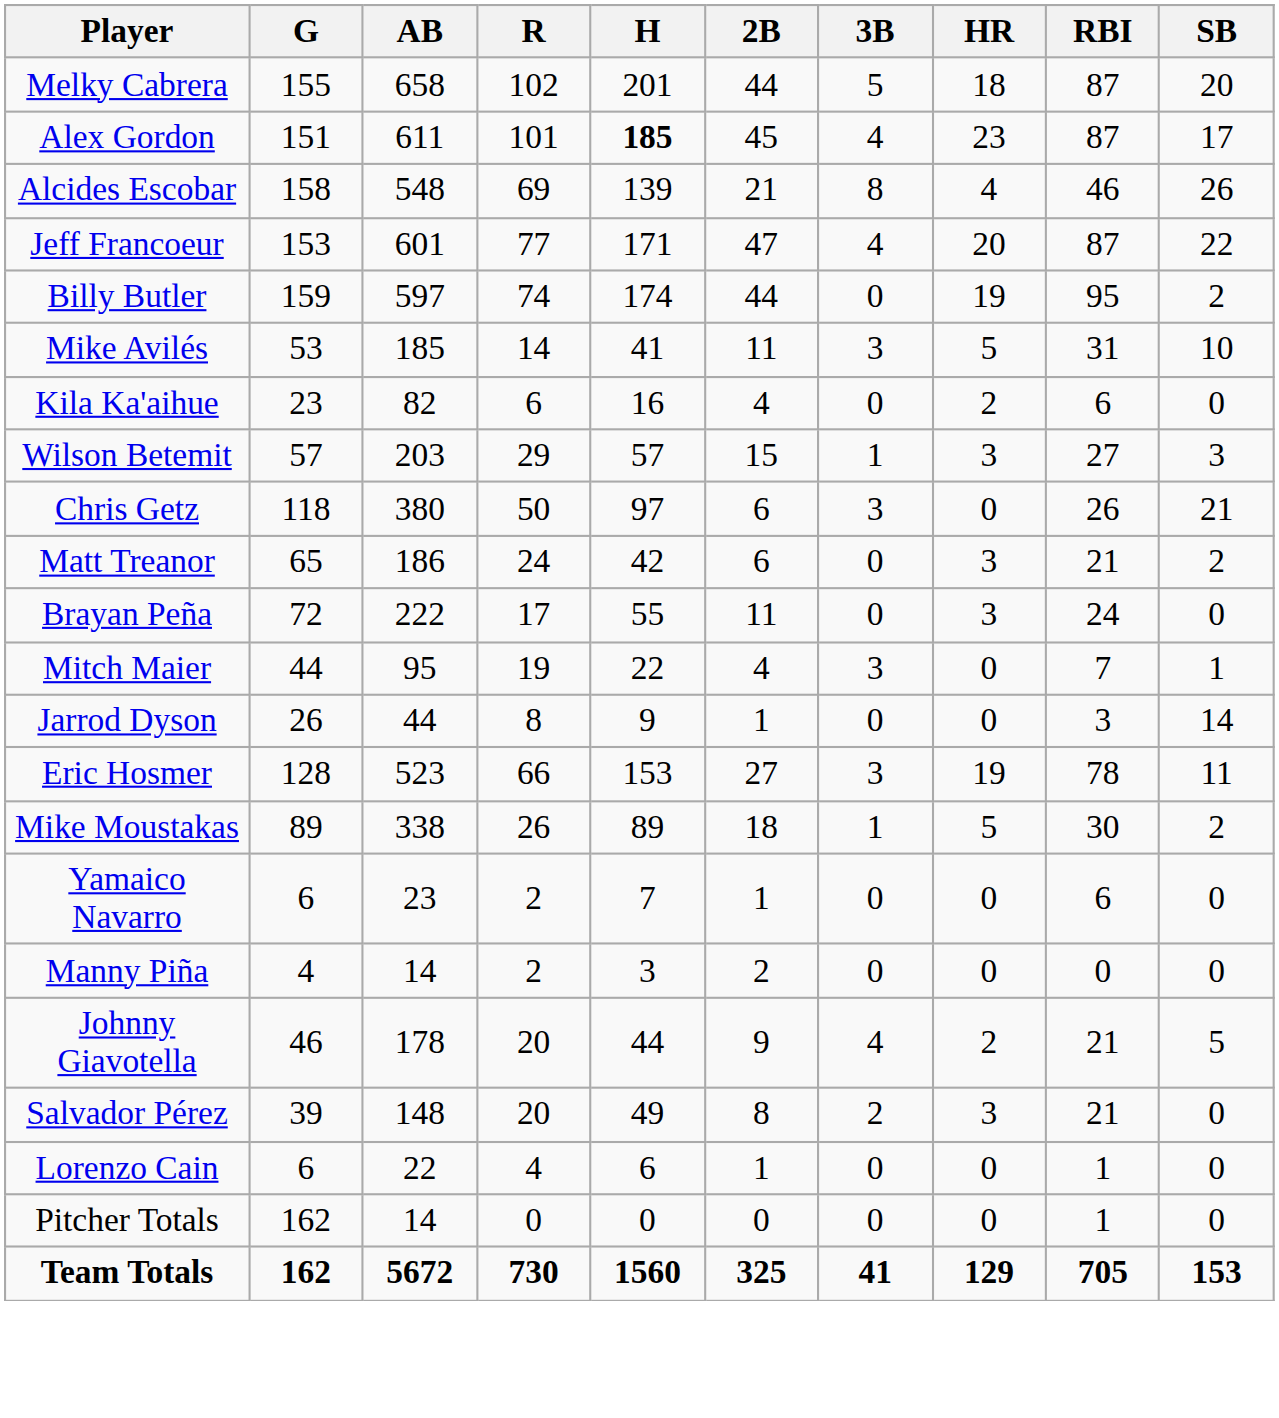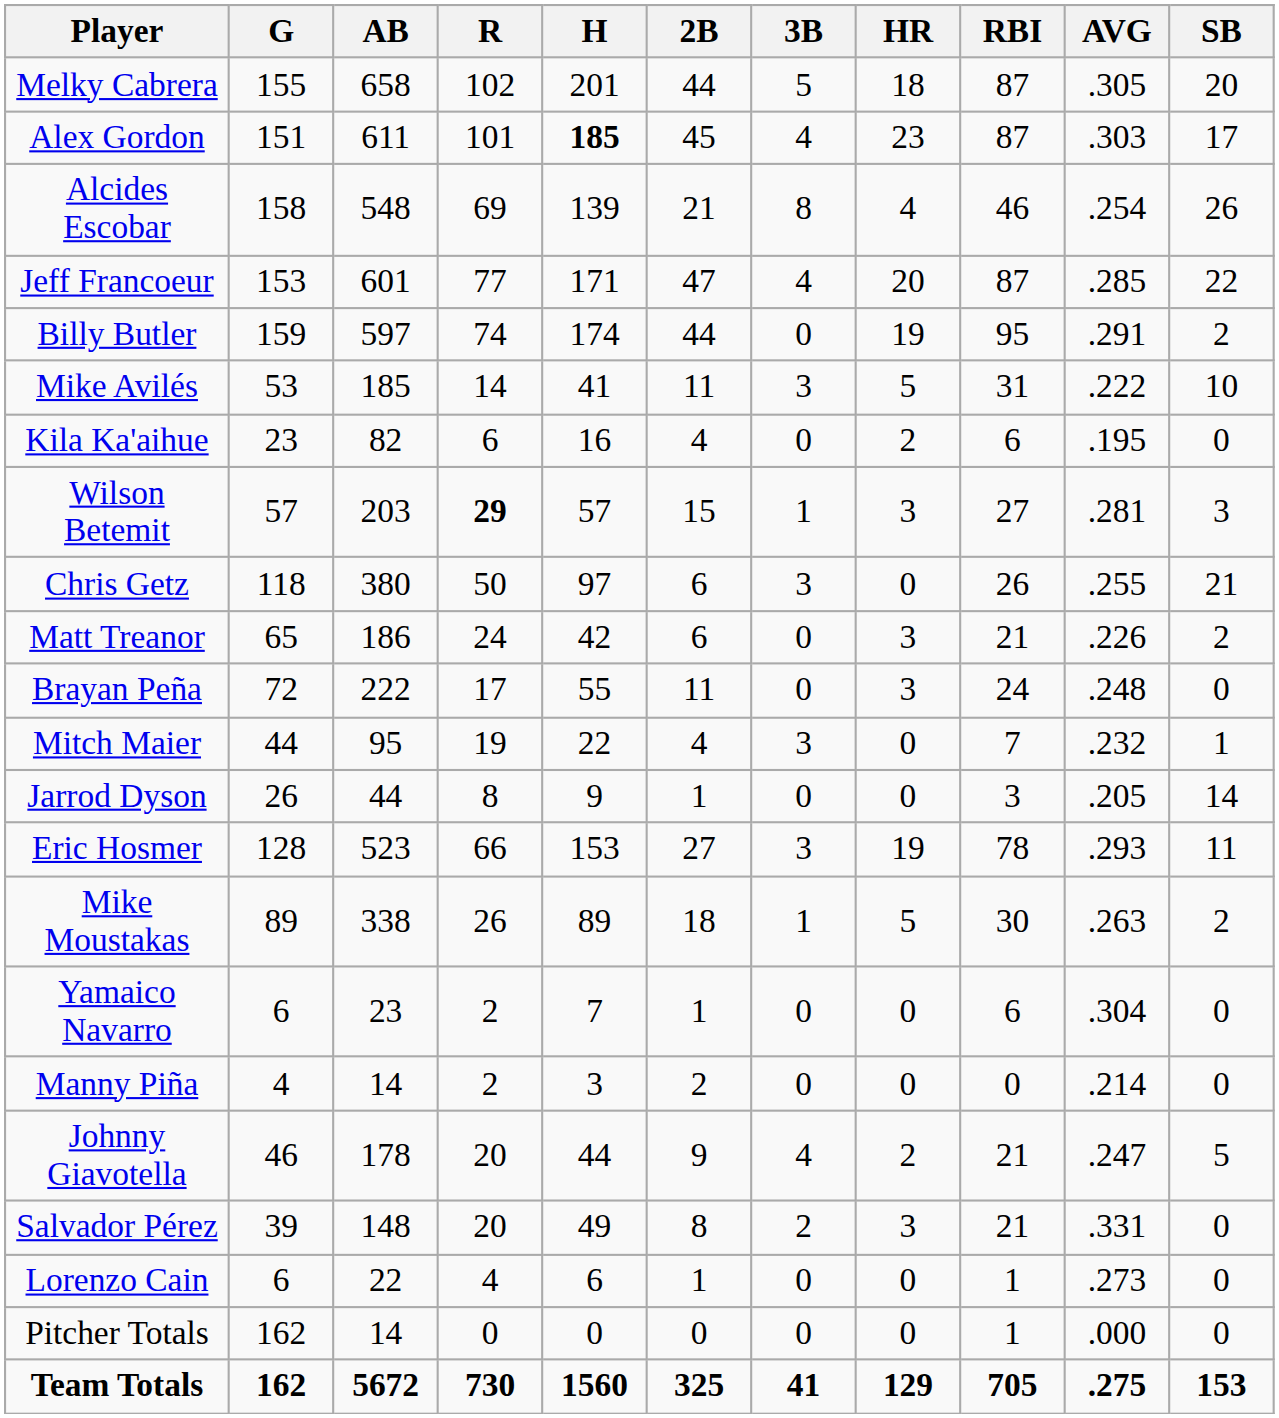+ column: (1117, 31)
(534, 455) normal -> (490, 511) bold
